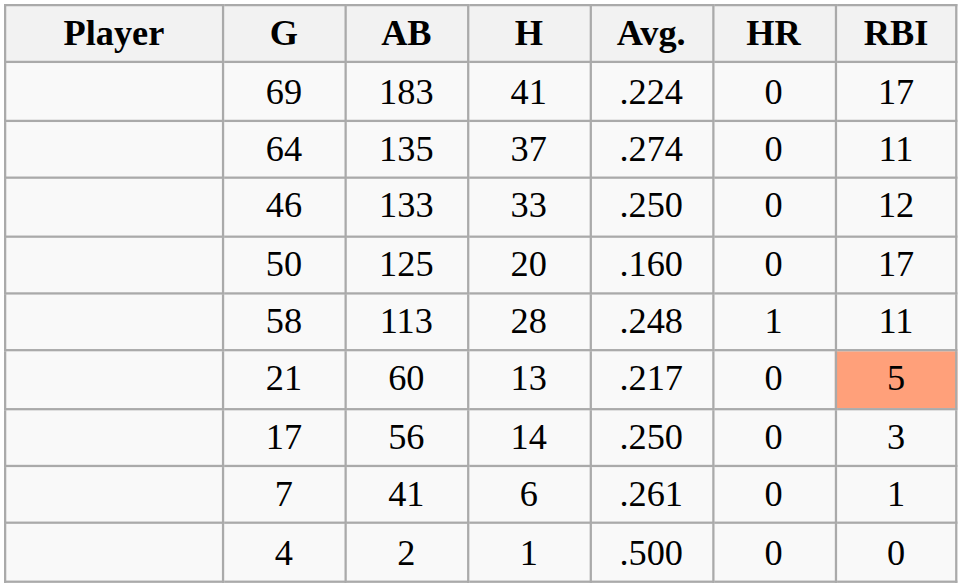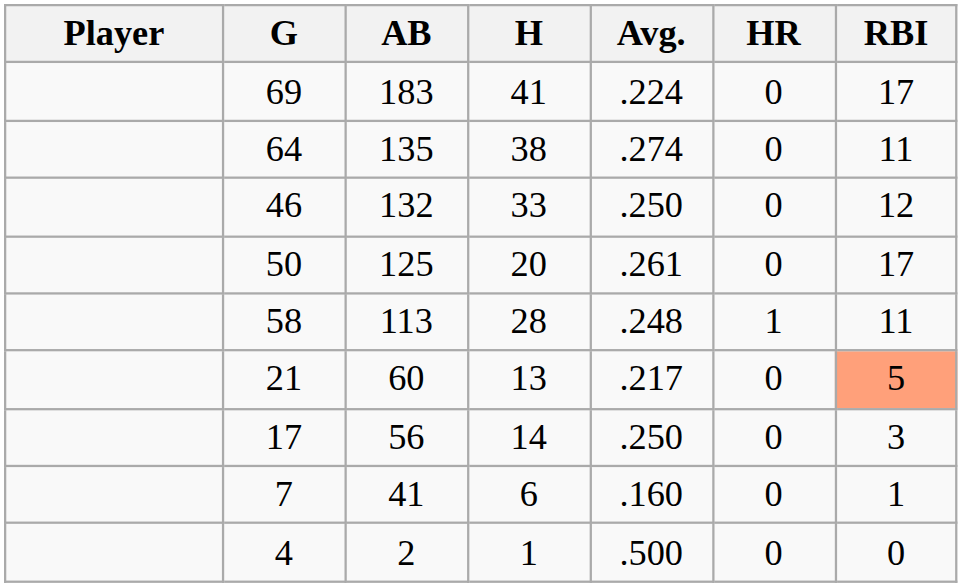(529, 148) 37 -> (529, 148) 38
(406, 206) 133 -> (406, 206) 132
(651, 263) .160 -> (651, 263) .261
(651, 494) .261 -> (651, 494) .160
